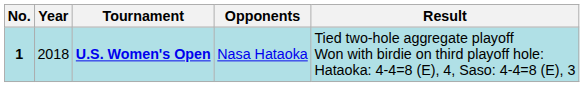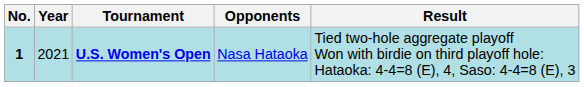(53, 55) 2018 -> (53, 55) 2021
